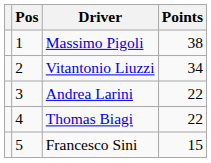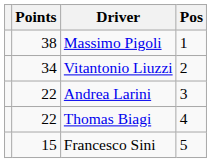columns swapped: (27, 17) <-> (182, 17)
